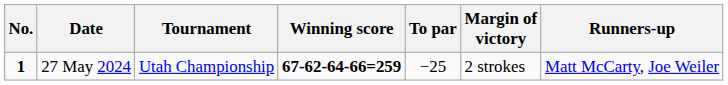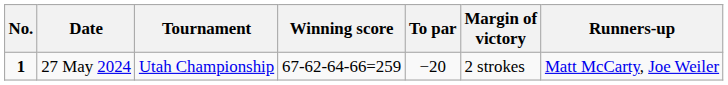(342, 66) bold -> (342, 66) normal
(433, 66) −25 -> (433, 66) −20
